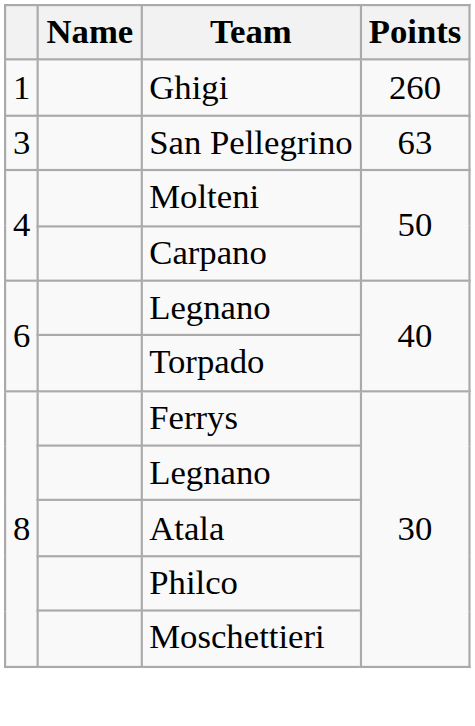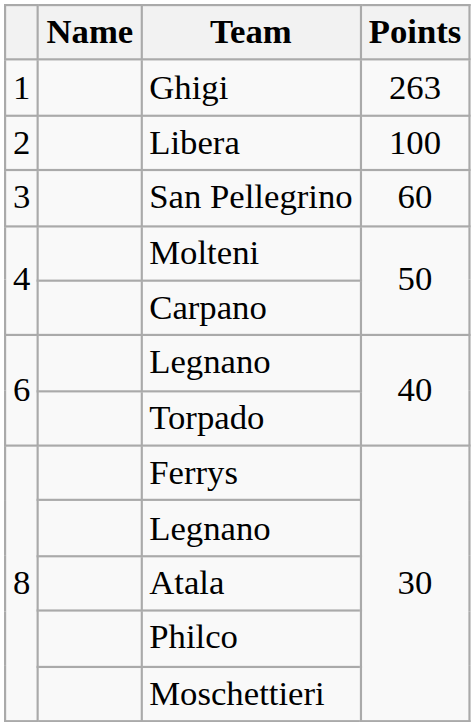(415, 87) 260 -> (415, 87) 263
+ row: (22, 142)
(415, 142) 63 -> (415, 197) 60
